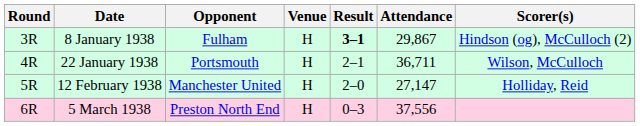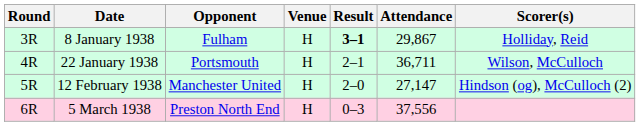(545, 39) Hindson (og), McCulloch (2) -> (545, 39) Holliday, Reid
(545, 86) Holliday, Reid -> (545, 86) Hindson (og), McCulloch (2)
